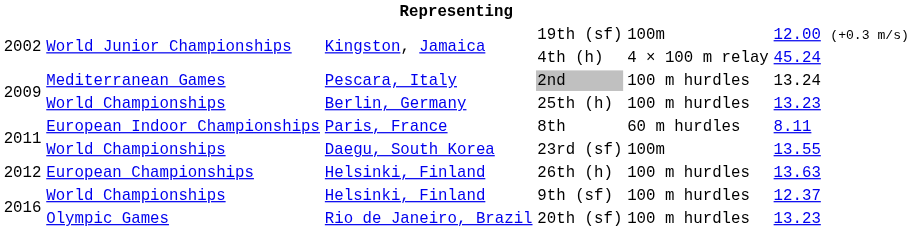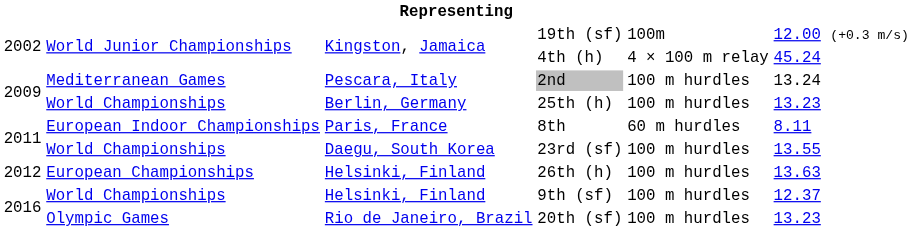(646, 150) 100m -> (689, 150) 100 m hurdles
